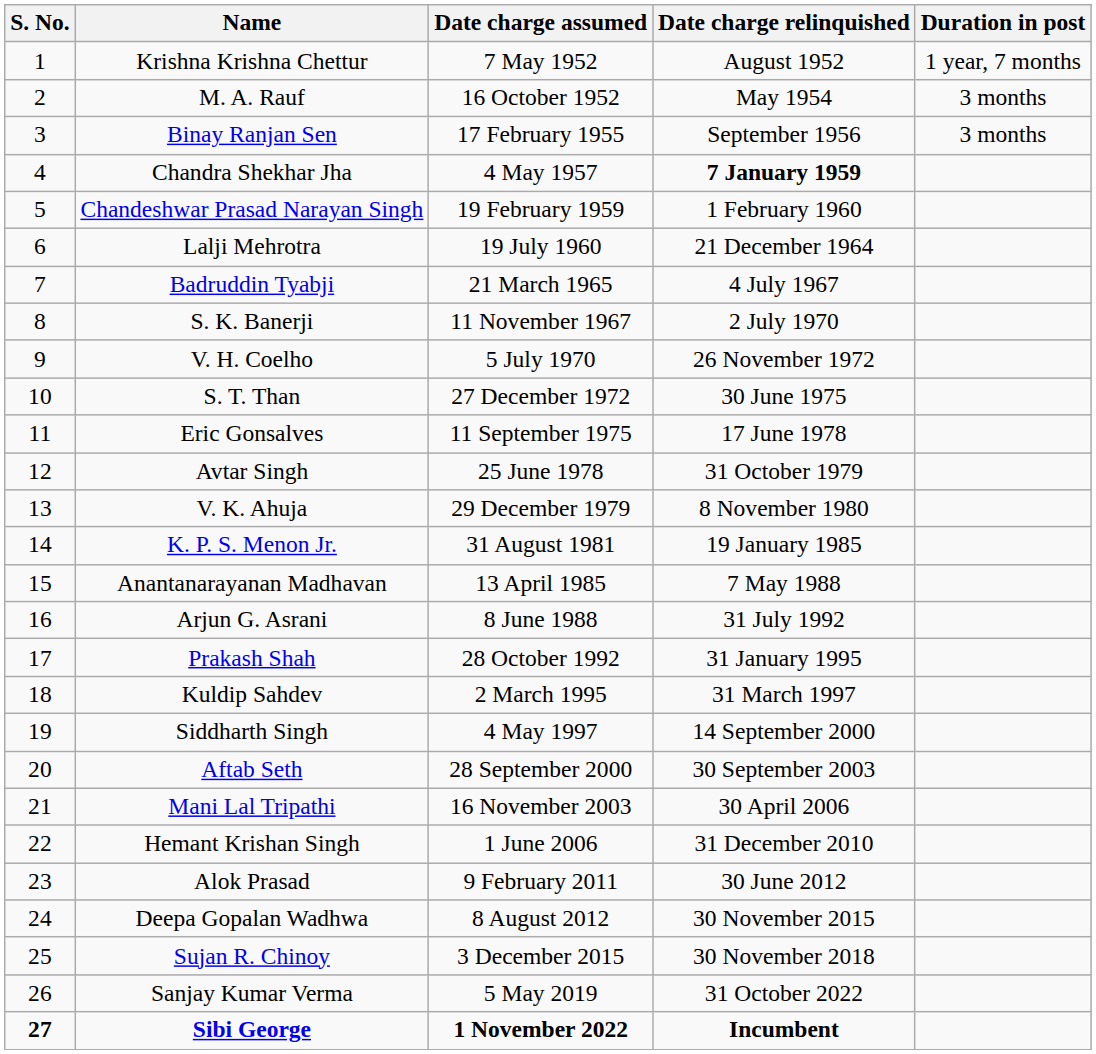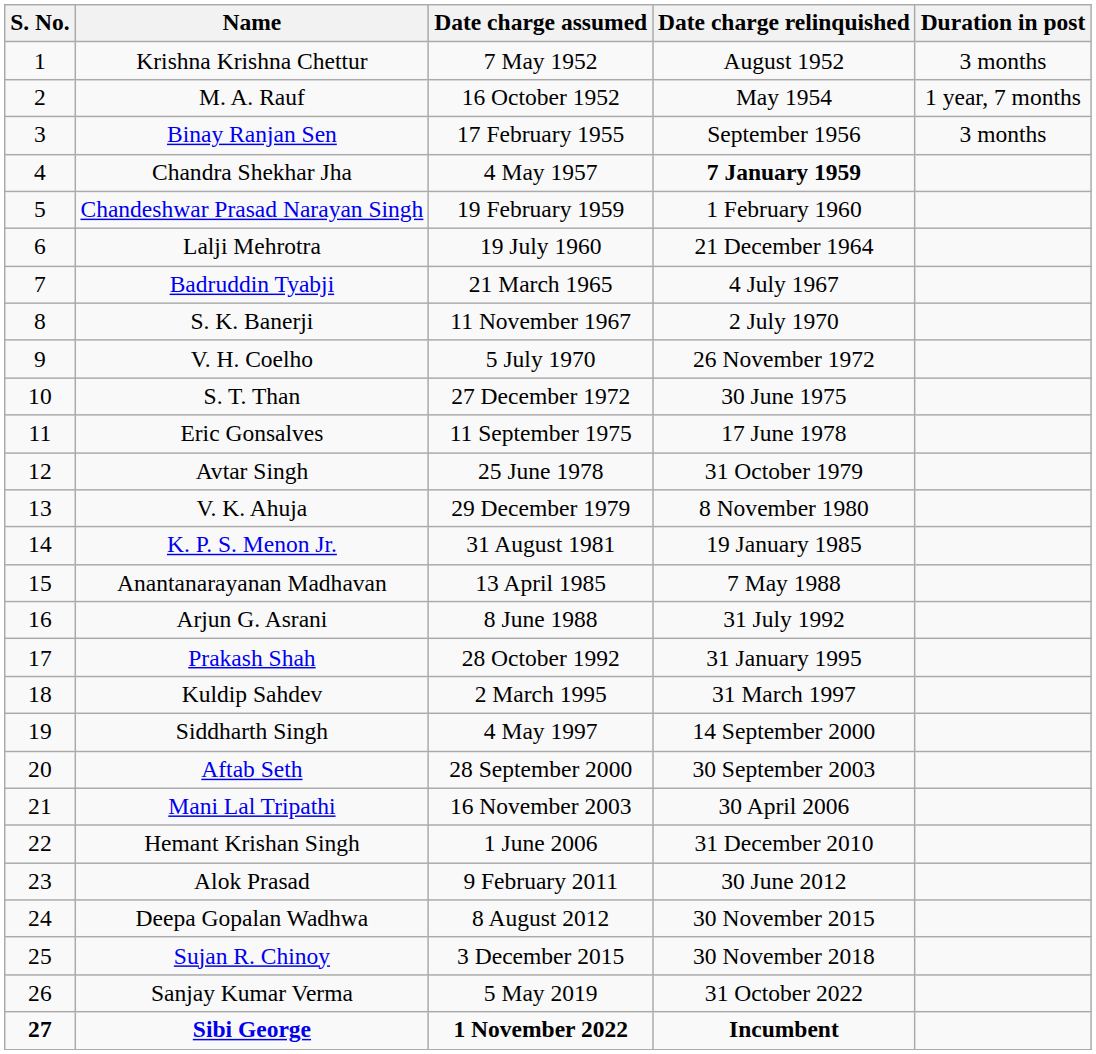(1003, 60) 1 year, 7 months -> (1003, 60) 3 months
(1003, 97) 3 months -> (1003, 97) 1 year, 7 months
